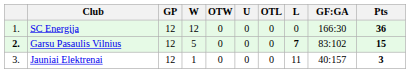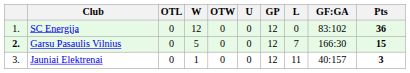columns swapped: (170, 12) <-> (271, 12)
(332, 28) 166:30 -> (332, 28) 83:102
(296, 44) bold -> (296, 44) normal
(332, 44) 83:102 -> (332, 44) 166:30
